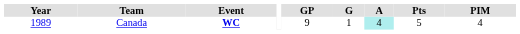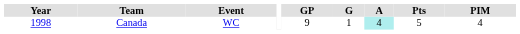(41, 23) 1989 -> (41, 23) 1998
(231, 23) bold -> (231, 23) normal
